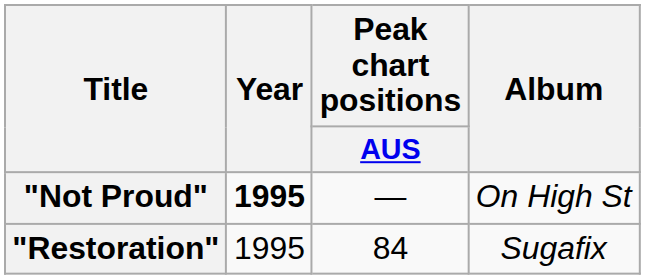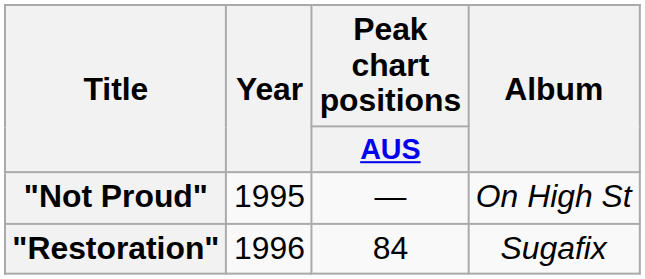(270, 197) bold -> (270, 197) normal
(270, 247) 1995 -> (270, 247) 1996
